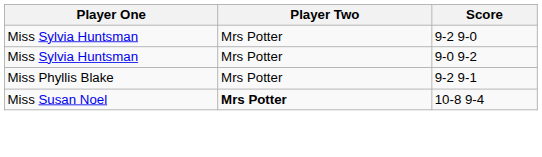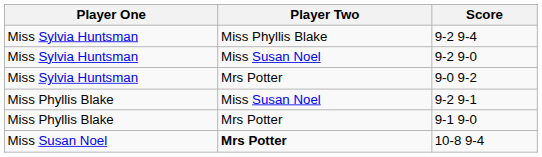+ row: (456, 36)
(252, 36) Mrs Potter -> (271, 57) Miss Susan Noel
(252, 78) Mrs Potter -> (271, 99) Miss Susan Noel
+ row: (456, 120)
